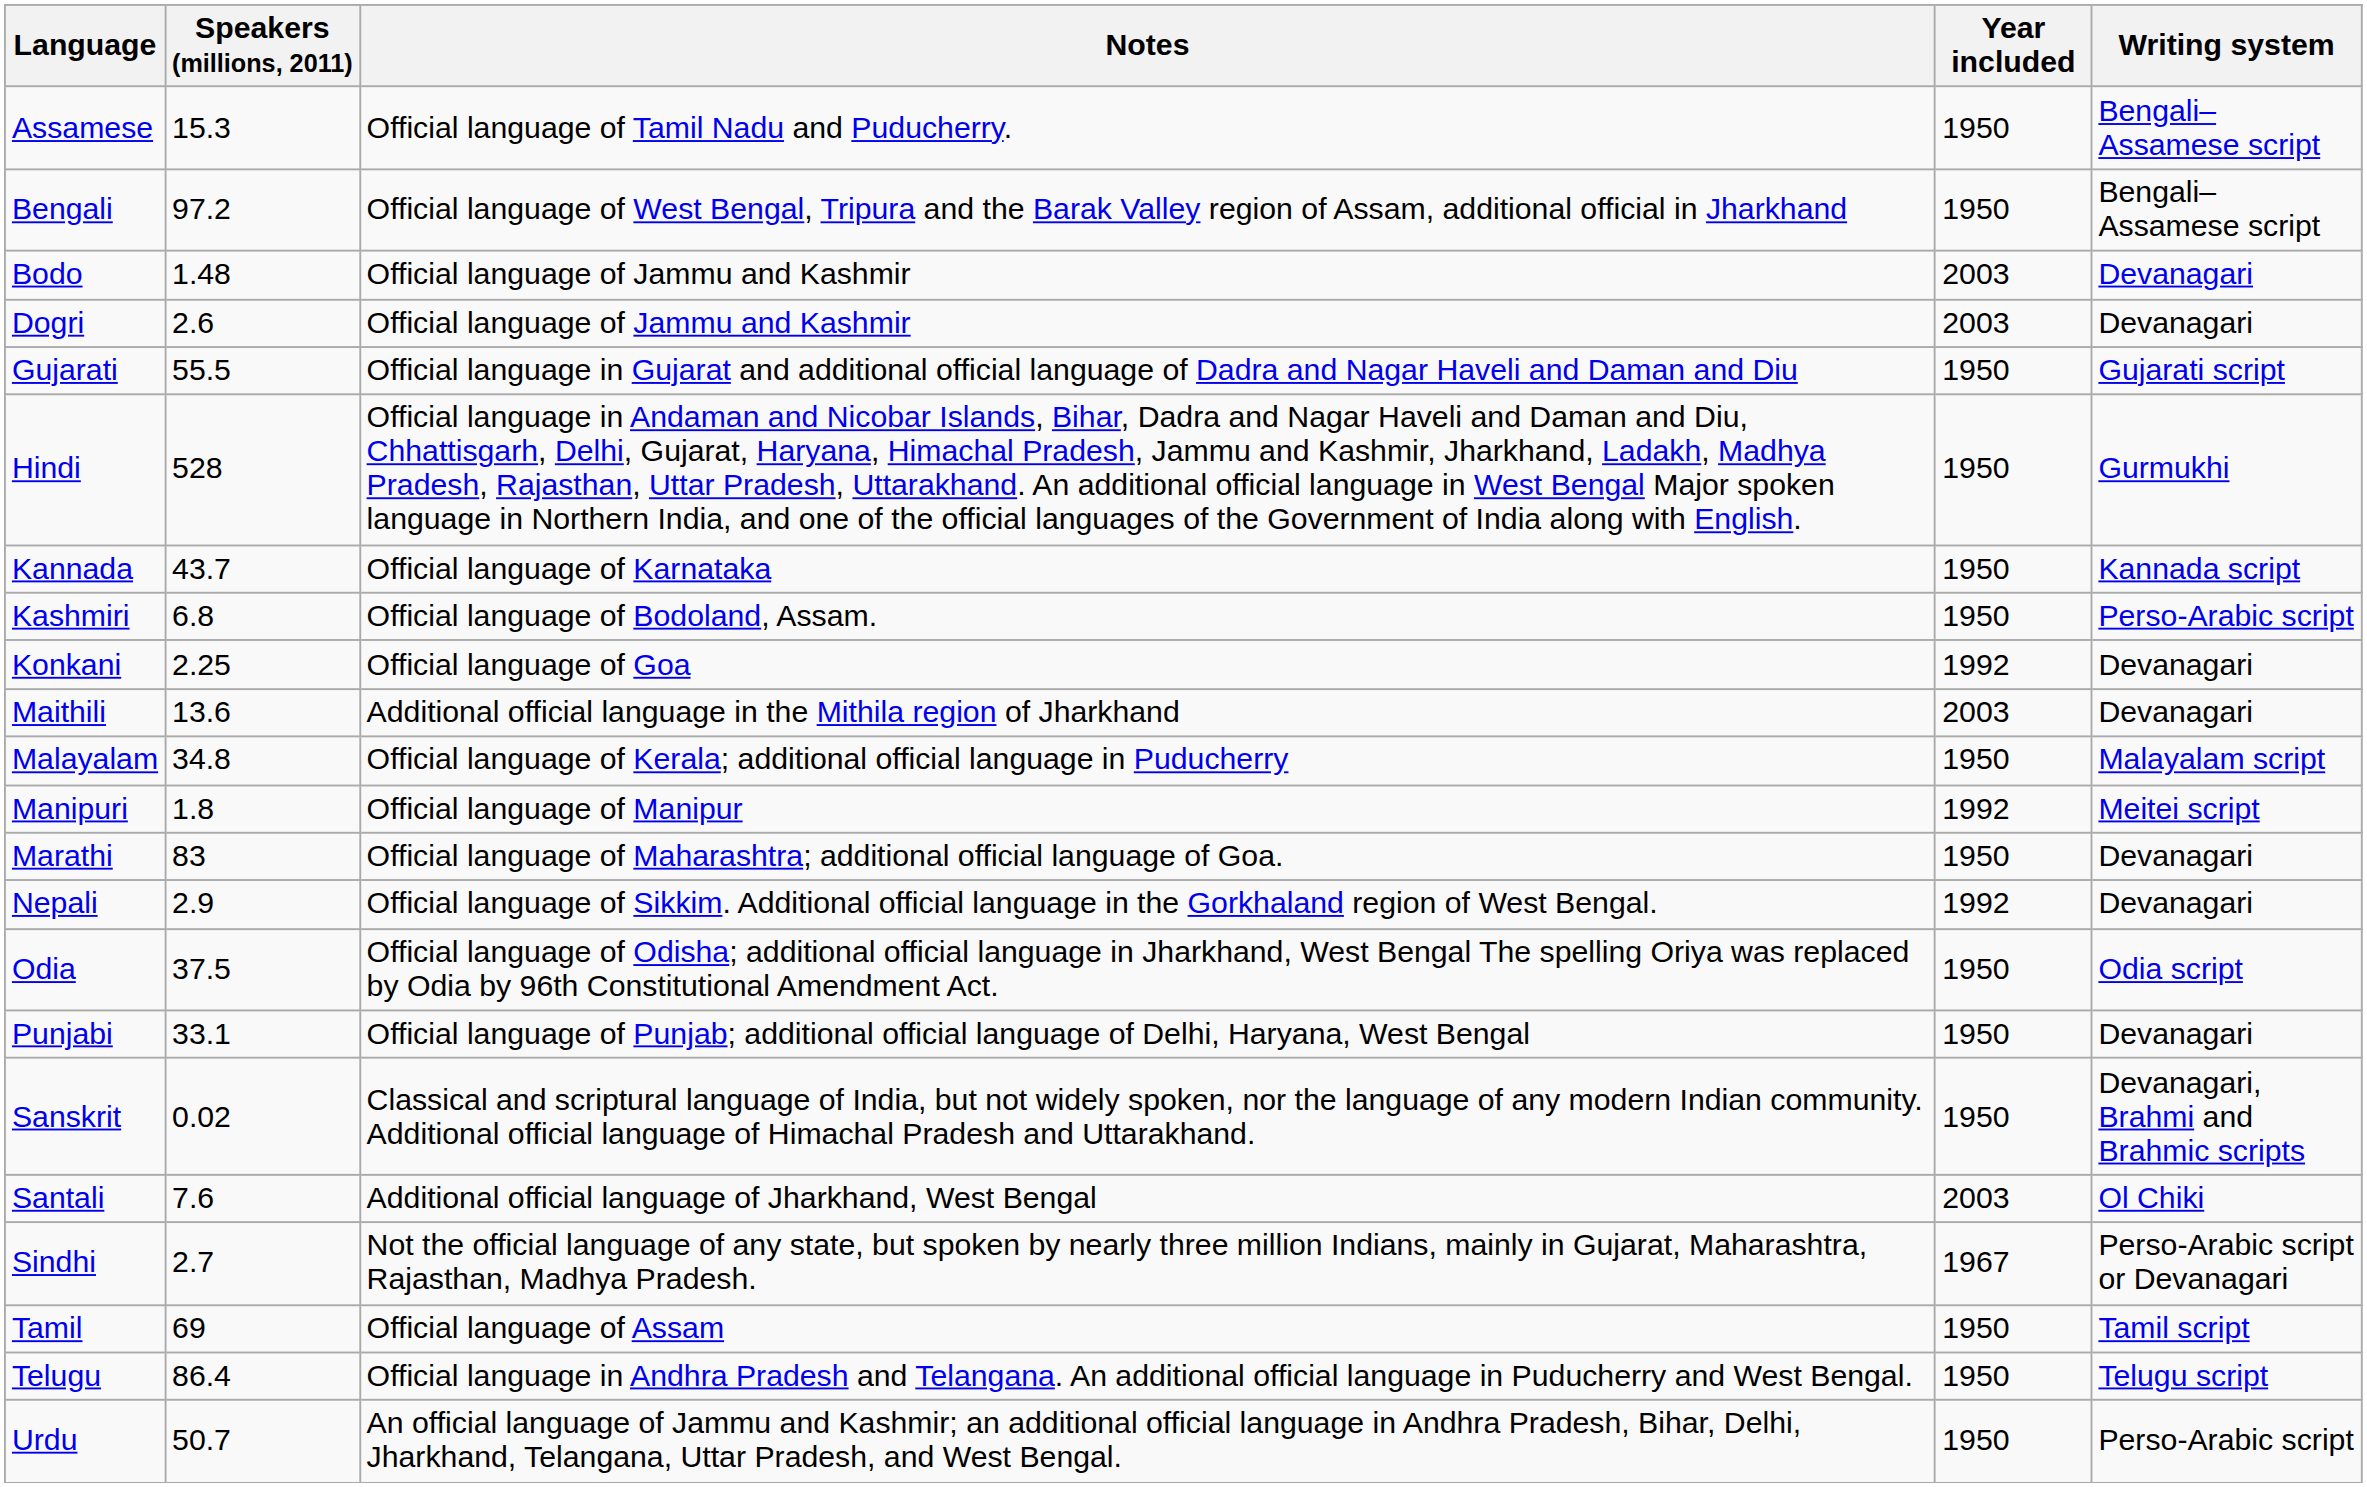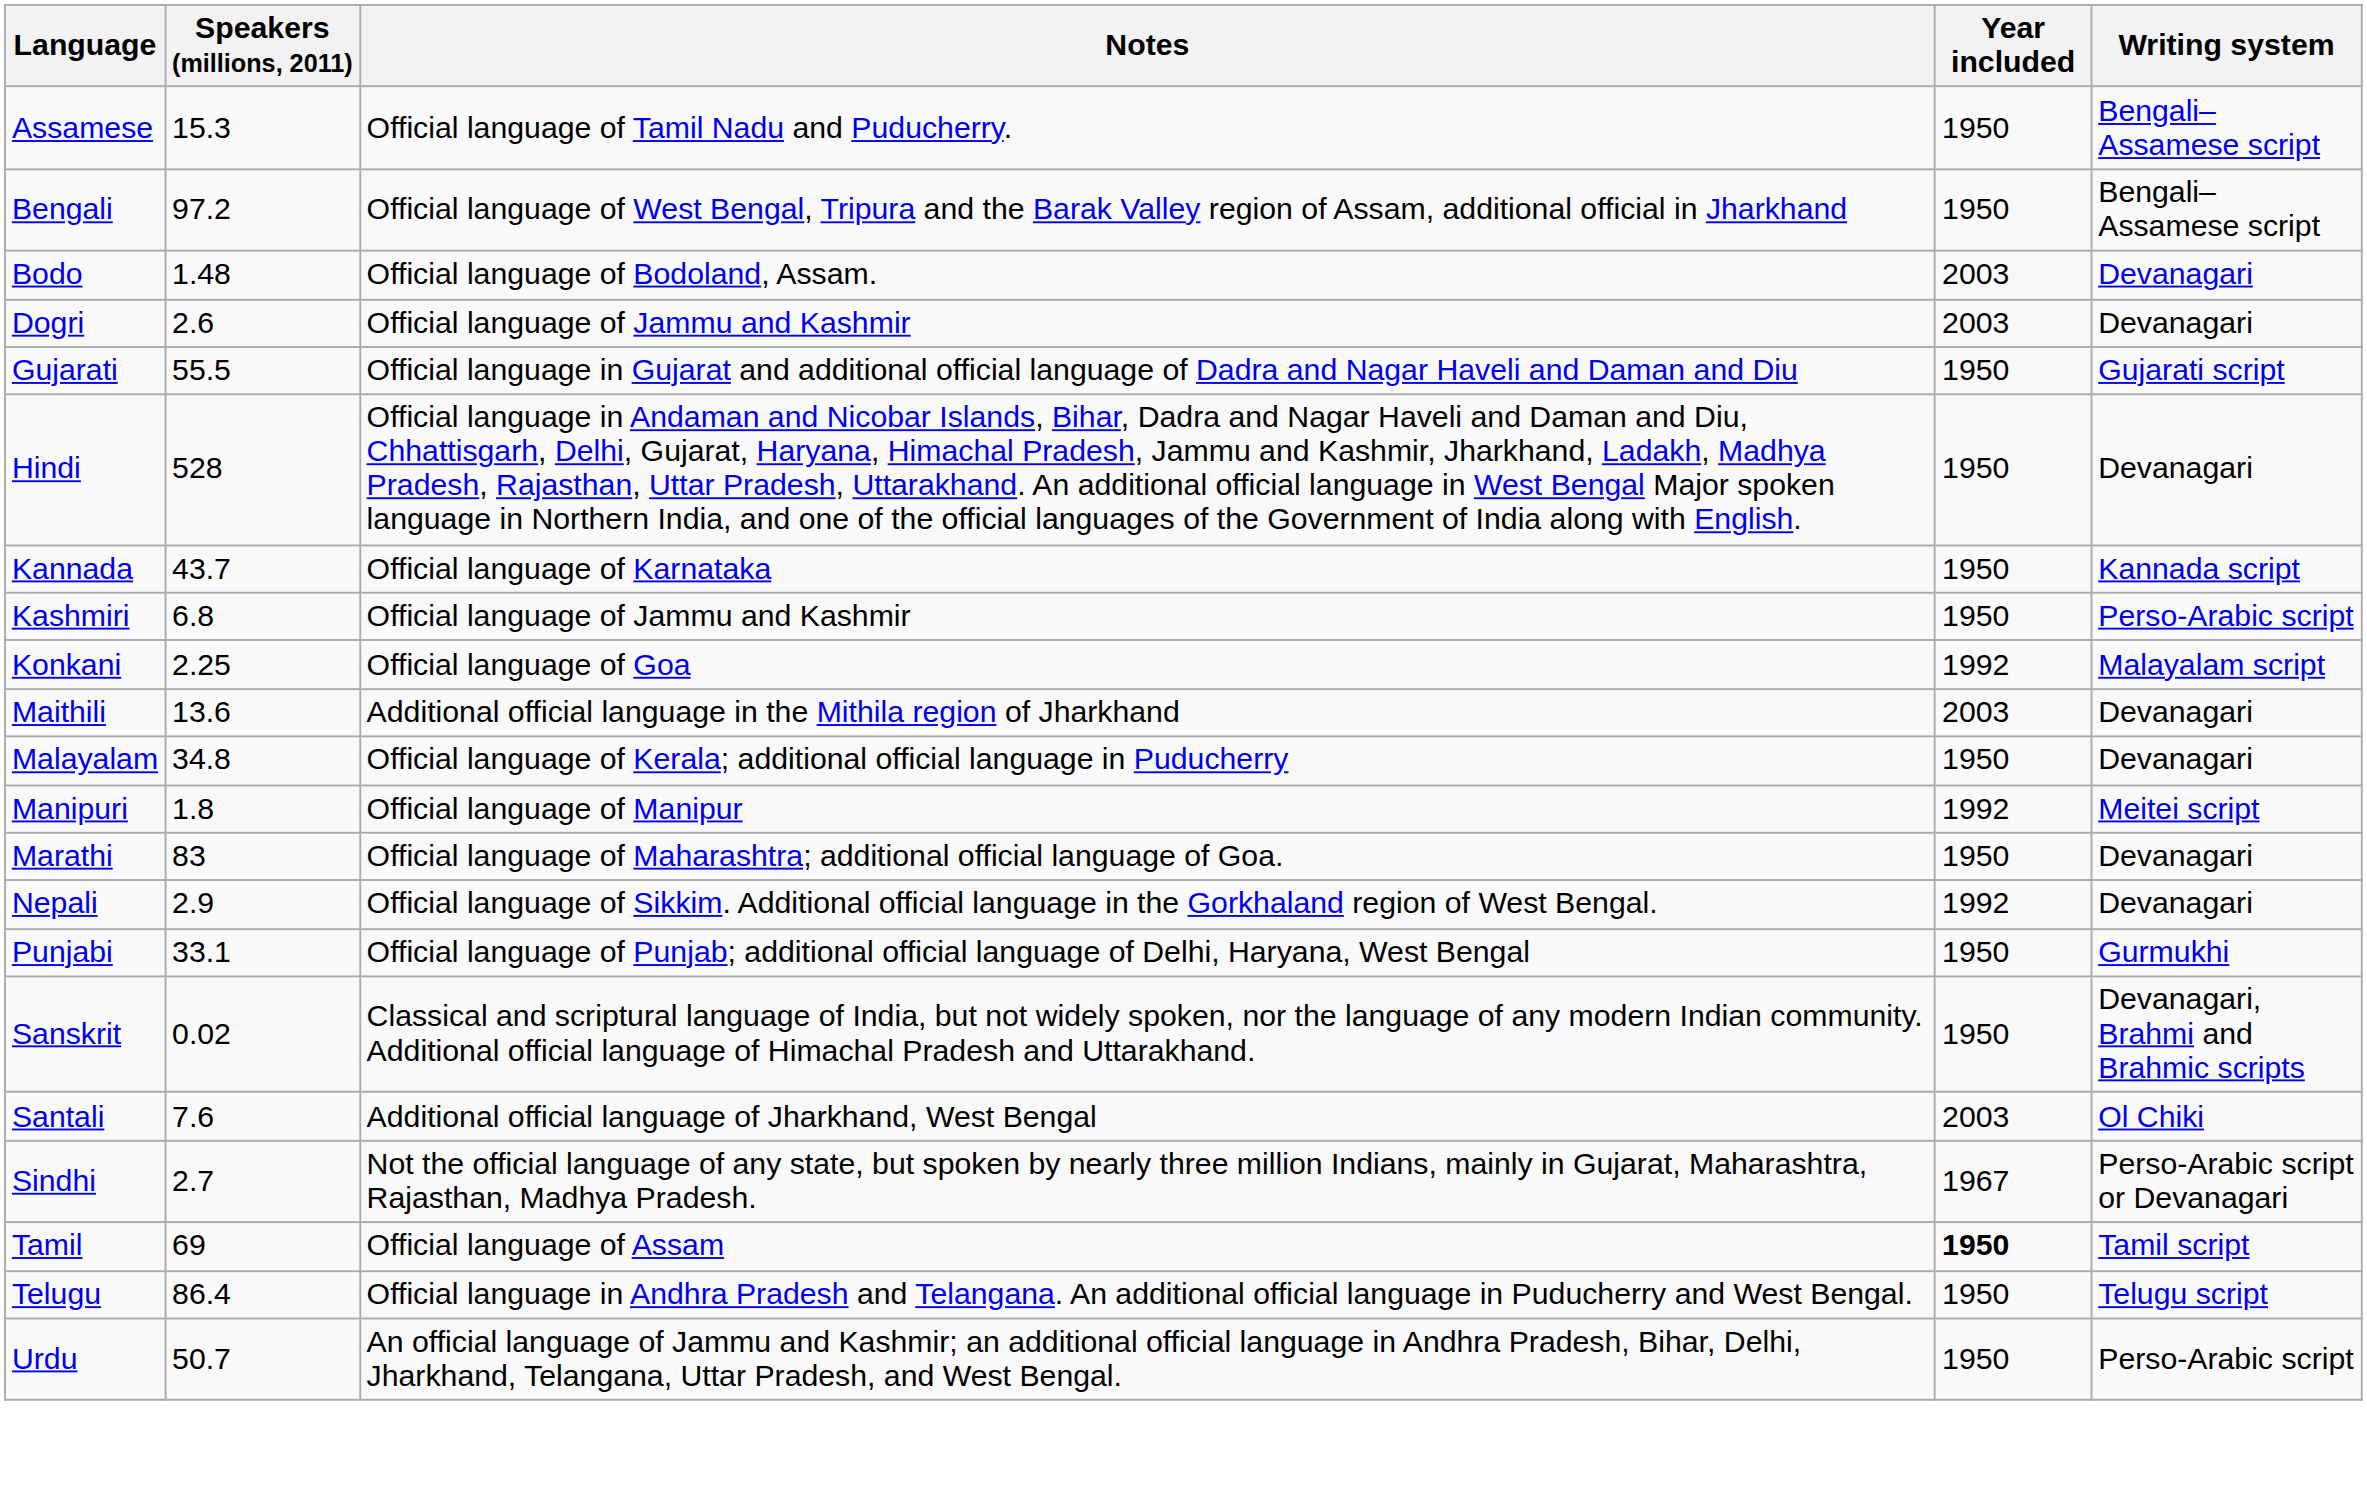(639, 274) Official language of Jammu and Kashmir -> (622, 274) Official language of Bodoland, Assam.
(2164, 469) Gurmukhi -> (2176, 469) Devanagari
(622, 616) Official language of Bodoland, Assam. -> (639, 616) Official language of Jammu and Kashmir
(2176, 664) Devanagari -> (2212, 664) Malayalam script
(2212, 760) Malayalam script -> (2176, 760) Devanagari
- row: (44, 968)
(2176, 1033) Devanagari -> (2164, 951) Gurmukhi
(1976, 1327) normal -> (1976, 1245) bold
